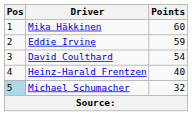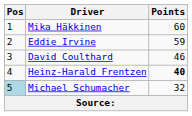(179, 58) 54 -> (179, 58) 46
(179, 73) normal -> (179, 73) bold
